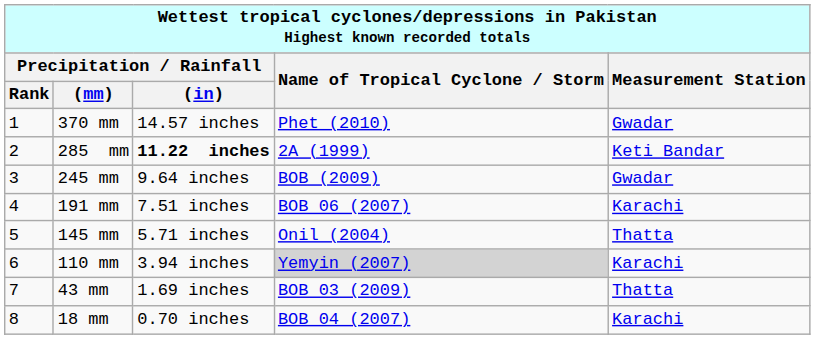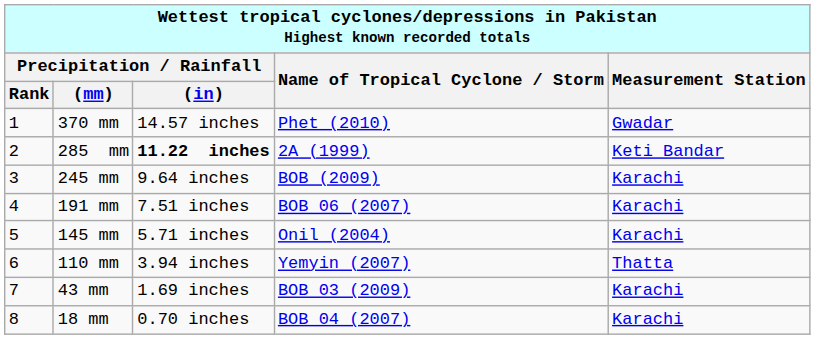(643, 179) Gwadar -> (648, 179) Karachi
(643, 235) Thatta -> (648, 235) Karachi
(344, 263) lightgrey background -> (344, 263) no background
(648, 263) Karachi -> (643, 263) Thatta
(643, 291) Thatta -> (648, 291) Karachi
